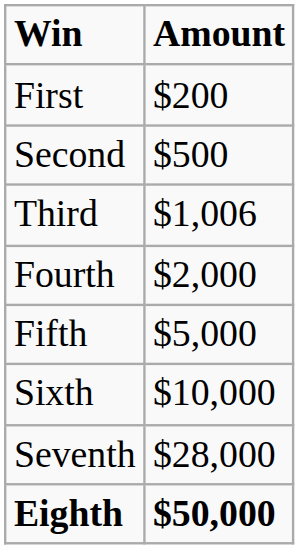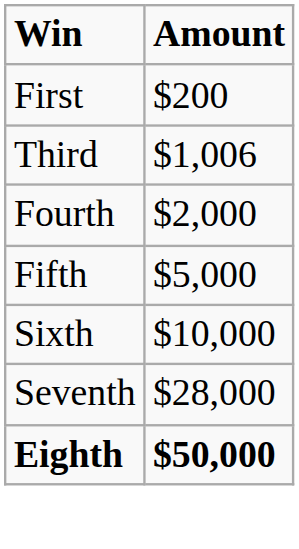- row: (69, 154)
